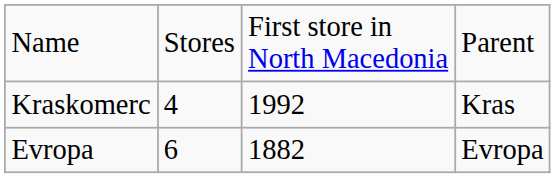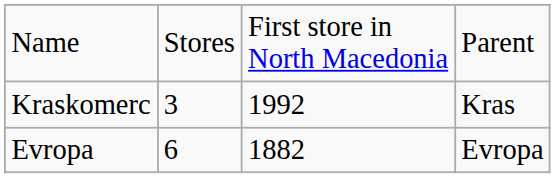(171, 104) 4 -> (171, 104) 3
